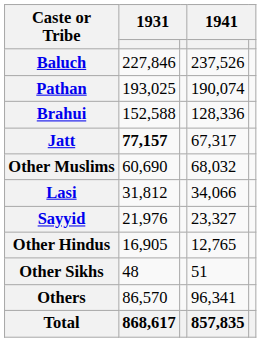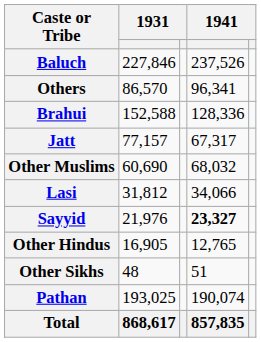rows swapped: (61, 88) <-> (61, 297)
(145, 140) bold -> (145, 140) normal
(214, 219) normal -> (214, 219) bold
